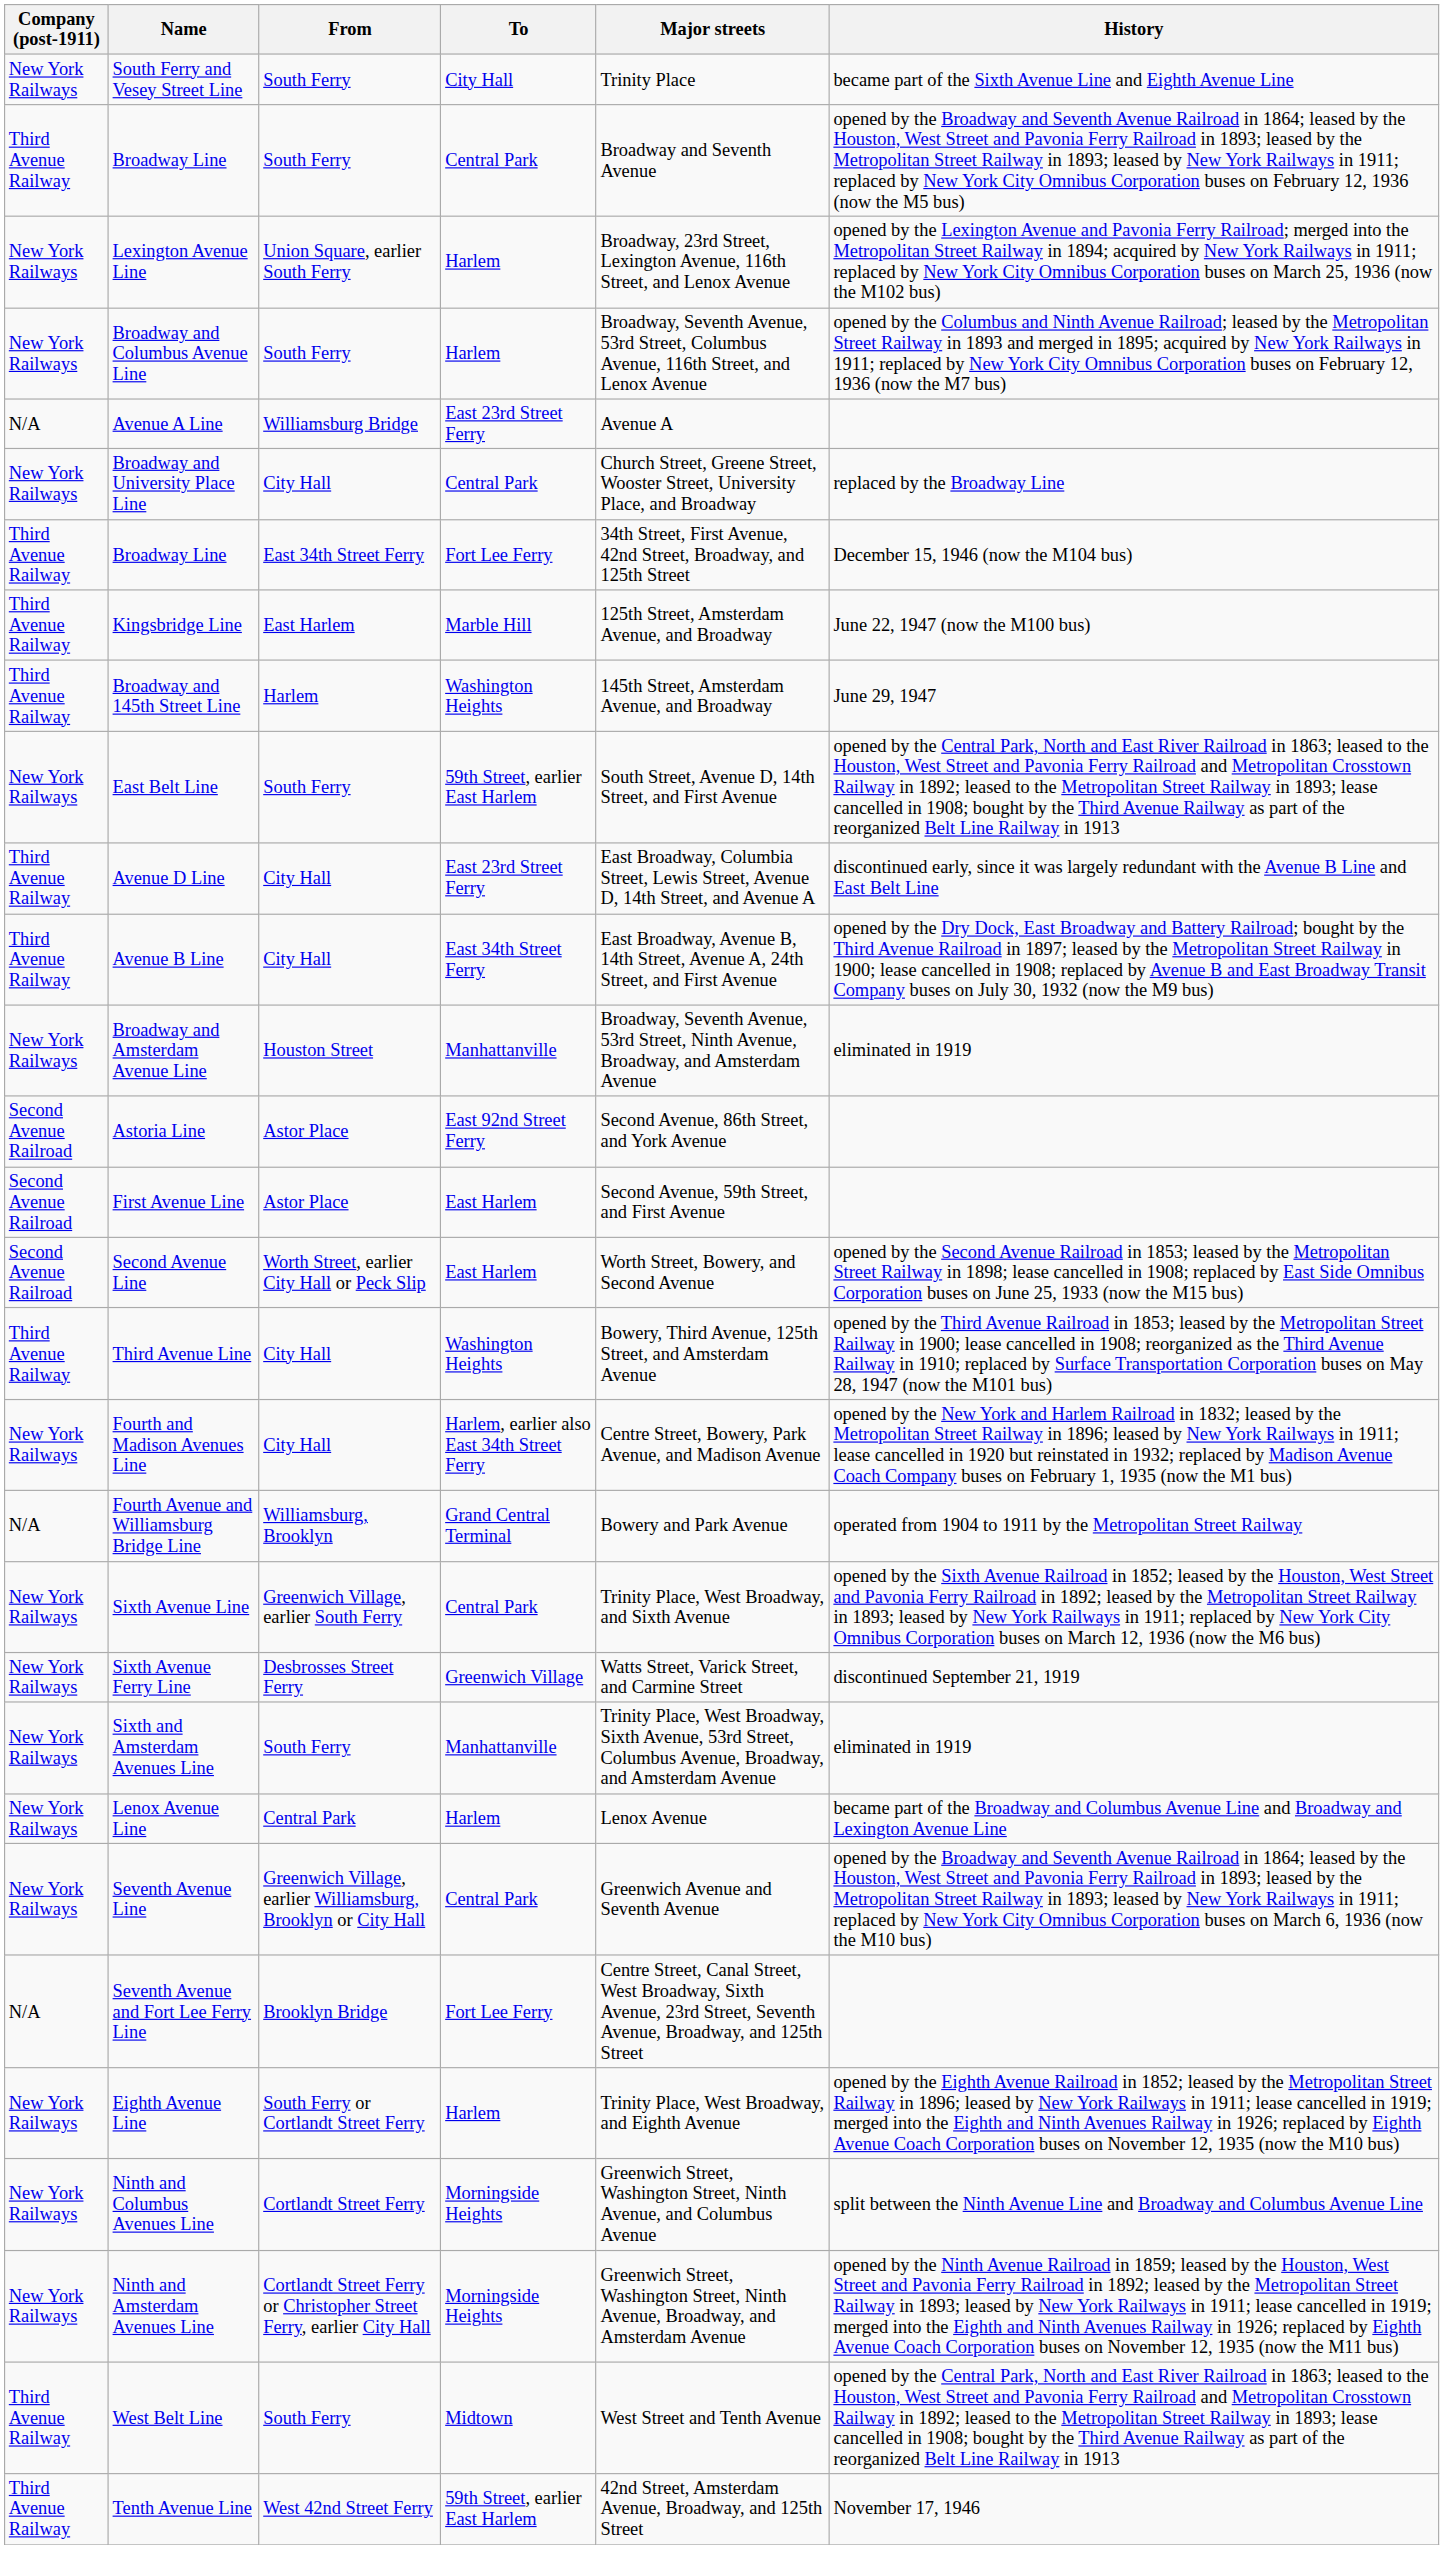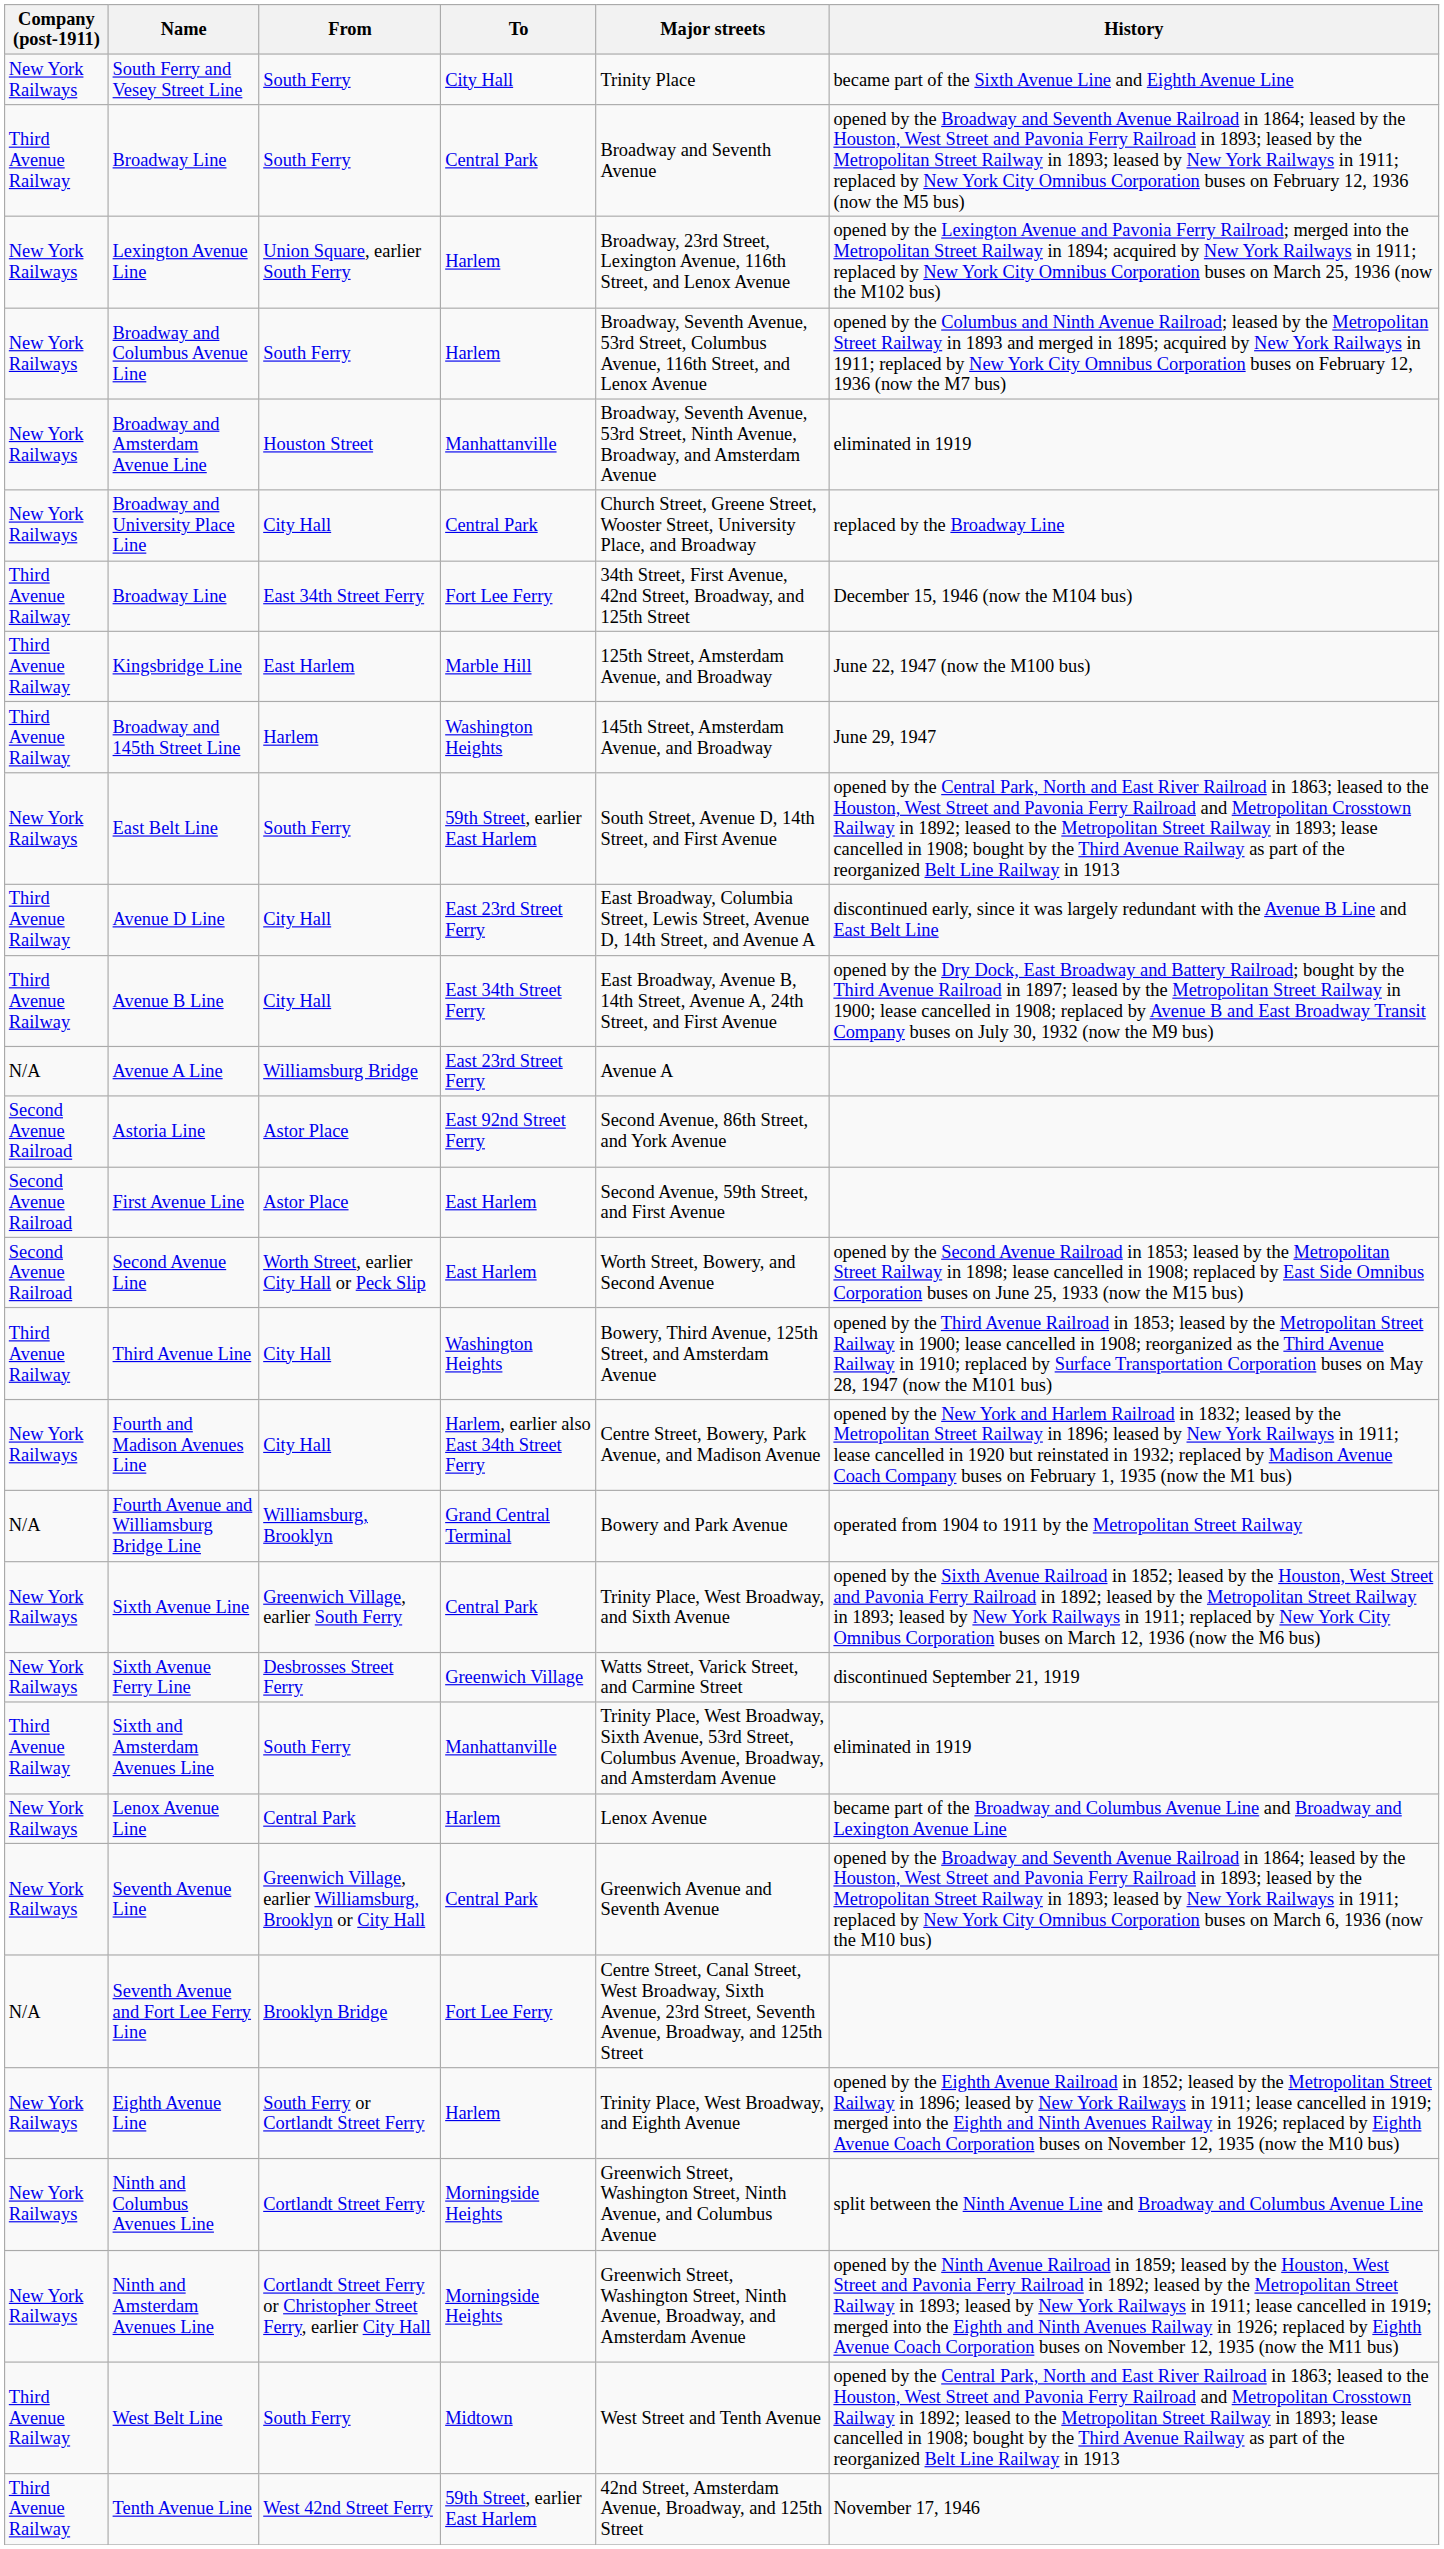rows swapped: (166, 1050) <-> (168, 423)
(46, 1747) New York Railways -> (39, 1747) Third Avenue Railway
